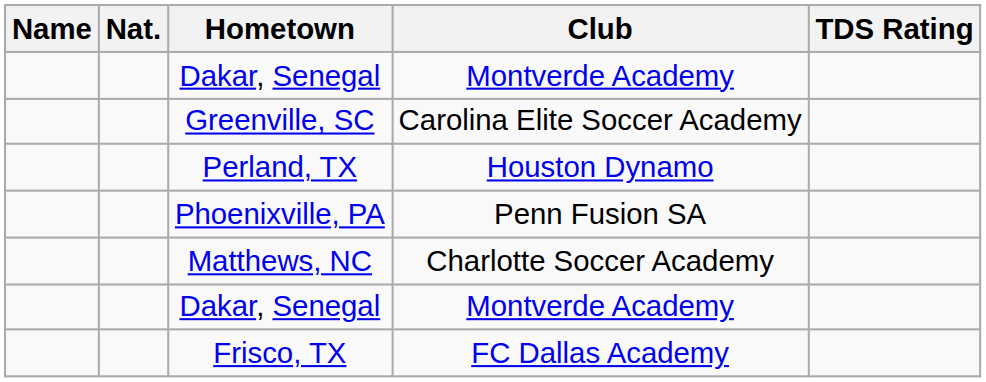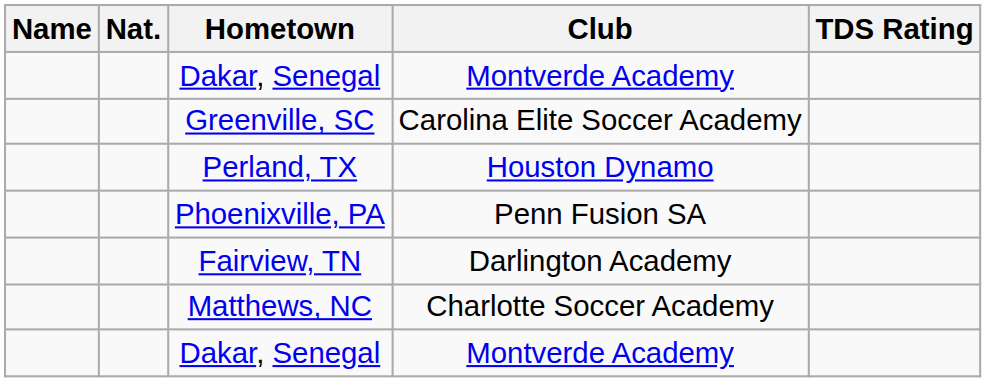+ row: (280, 261)
- row: (280, 353)
